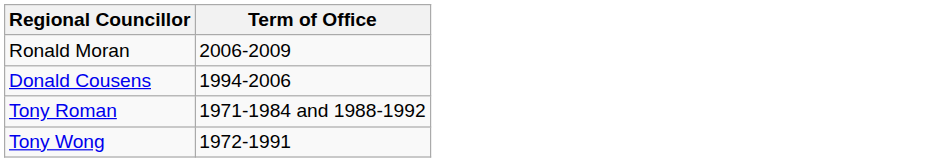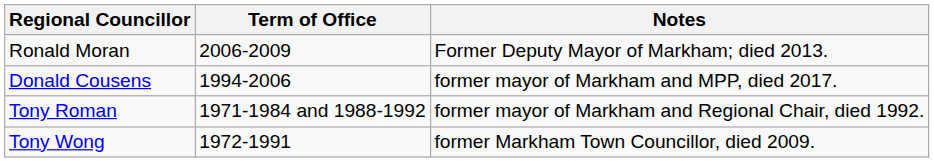+ column: (679, 19)
